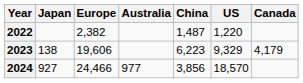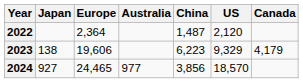(91, 31) 2,382 -> (91, 31) 2,364
(228, 31) 1,220 -> (228, 31) 2,120
(94, 68) 24,466 -> (94, 68) 24,465
